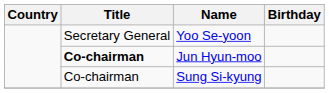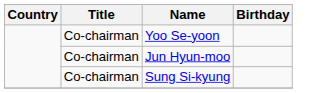(117, 35) Secretary General -> (101, 35) Co-chairman
(104, 56) bold -> (101, 56) normal
